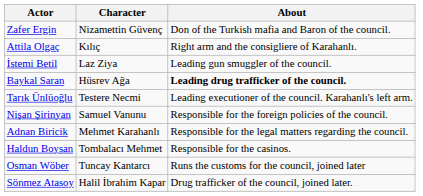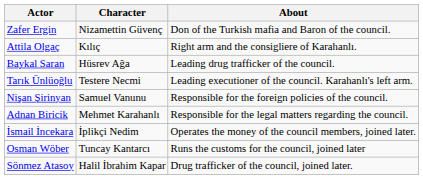- row: (32, 64)
(258, 81) bold -> (253, 64) normal
- row: (40, 149)
+ row: (40, 132)
